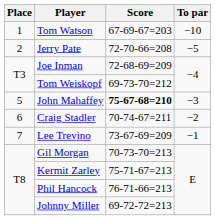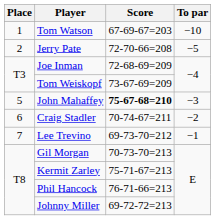(140, 83) 69-73-70=212 -> (140, 83) 73-67-69=209
(140, 135) 73-67-69=209 -> (140, 135) 69-73-70=212
